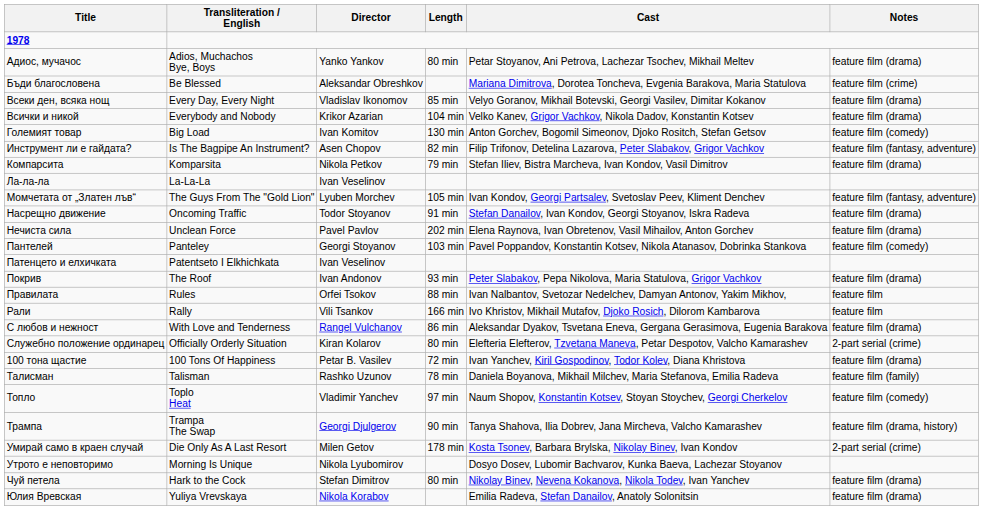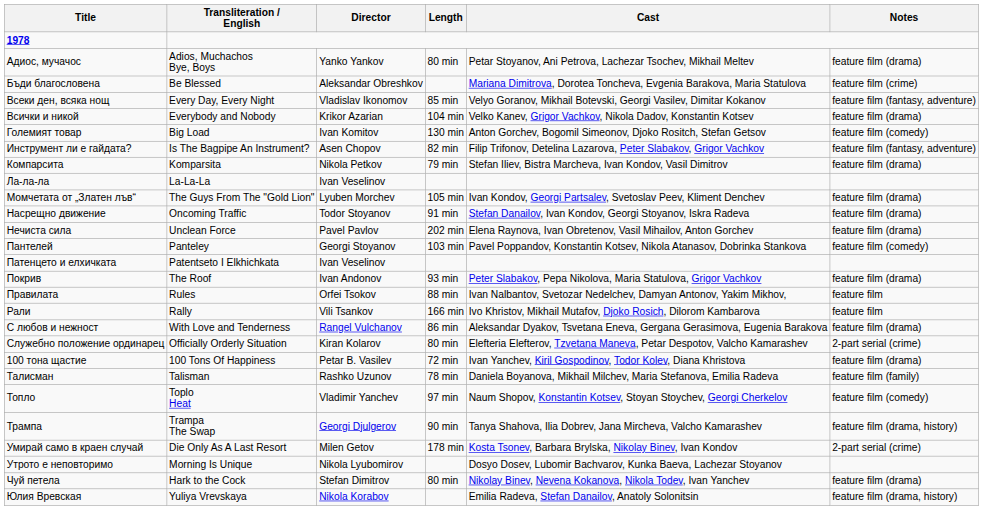(877, 100) feature film (drama) -> (904, 100) feature film (fantasy, adventure)
(904, 198) feature film (fantasy, adventure) -> (877, 198) feature film (drama)
(877, 497) feature film (drama) -> (895, 497) feature film (drama, history)
